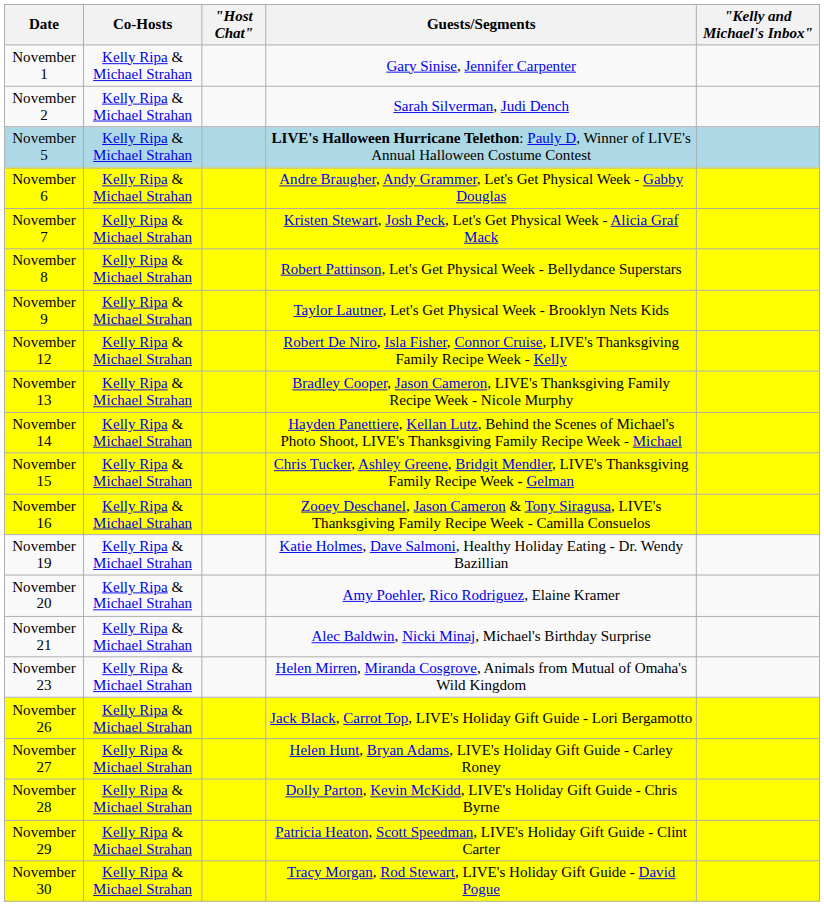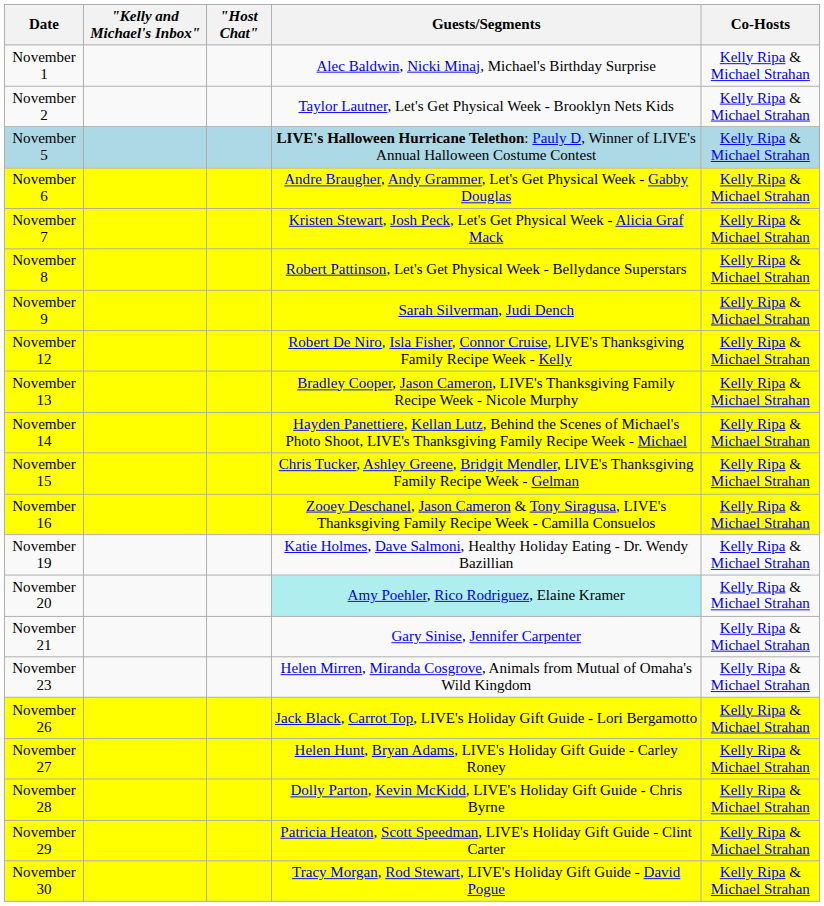columns swapped: (143, 24) <-> (758, 24)
(481, 65) Gary Sinise, Jennifer Carpenter -> (486, 65) Alec Baldwin, Nicki Minaj, Michael's Birthday Surprise
(481, 106) Sarah Silverman, Judi Dench -> (486, 106) Taylor Lautner, Let's Get Physical Week - Brooklyn Nets Kids
(481, 310) Taylor Lautner, Let's Get Physical Week - Brooklyn Nets Kids -> (486, 310) Sarah Silverman, Judi Dench
(481, 595) no background -> (486, 595) paleturquoise background
(481, 636) Alec Baldwin, Nicki Minaj, Michael's Birthday Surprise -> (486, 636) Gary Sinise, Jennifer Carpenter
